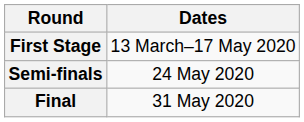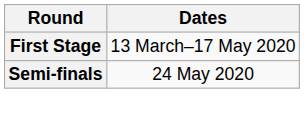- row: (56, 102)
